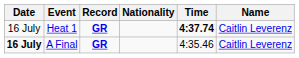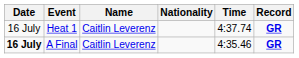columns swapped: (255, 12) <-> (100, 12)
(197, 28) bold -> (234, 28) normal
